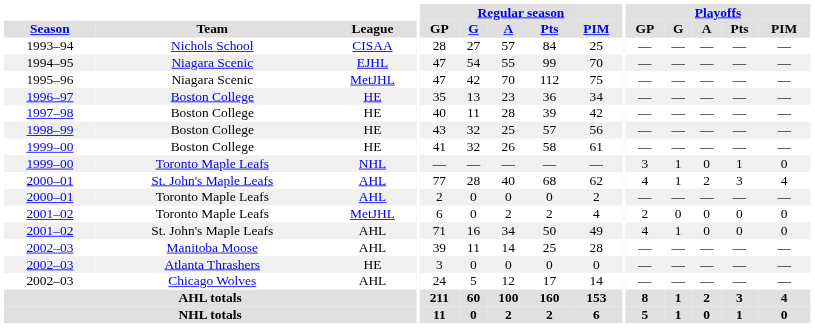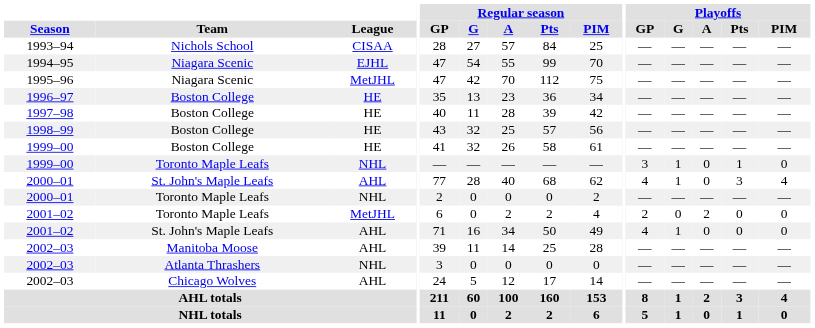(707, 180) 2 -> (707, 180) 0
(373, 197) AHL -> (373, 197) NHL
(707, 214) 0 -> (707, 214) 2
(373, 264) HE -> (373, 264) NHL
